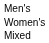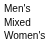rows swapped: (25, 22) <-> (17, 36)
